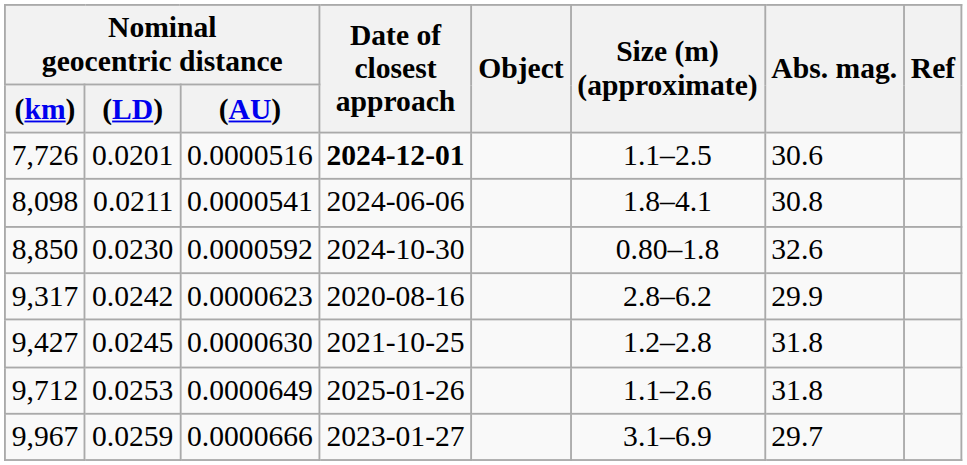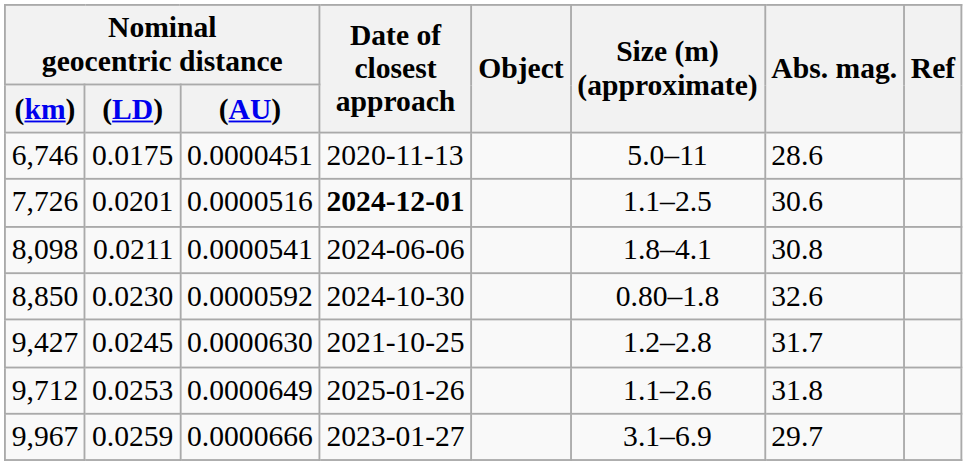+ row: (45, 155)
- row: (45, 295)
(797, 342) 31.8 -> (797, 342) 31.7
